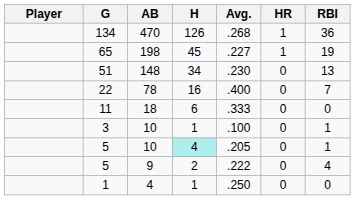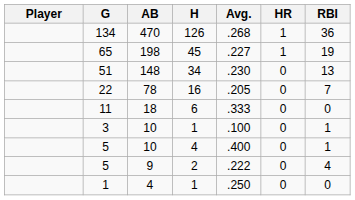(239, 90) .400 -> (239, 90) .205
(194, 147) paleturquoise background -> (194, 147) no background
(239, 147) .205 -> (239, 147) .400
